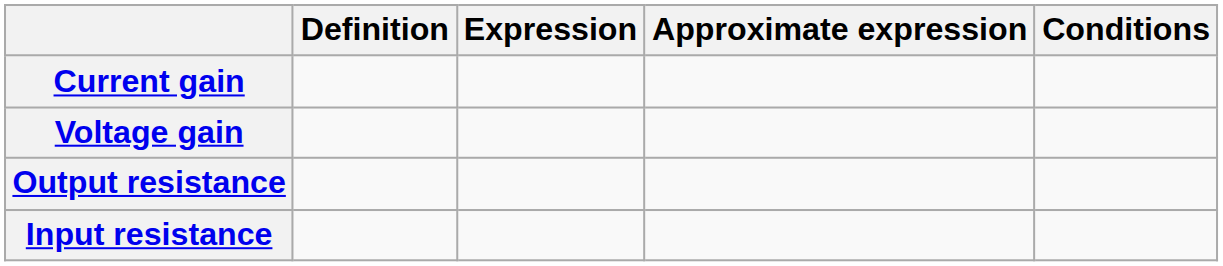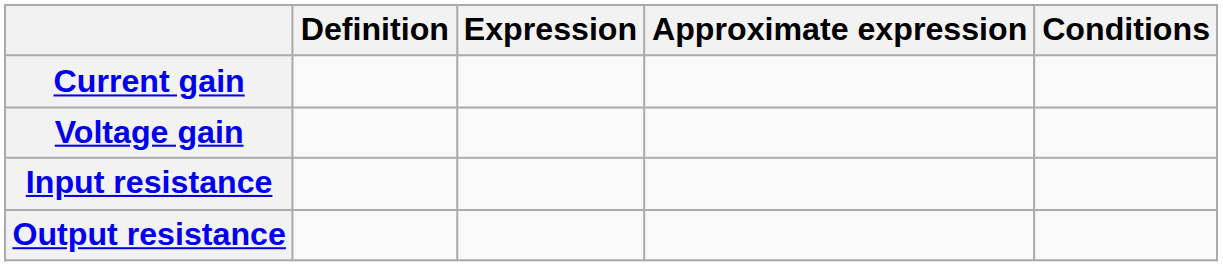rows swapped: (149, 234) <-> (149, 183)
